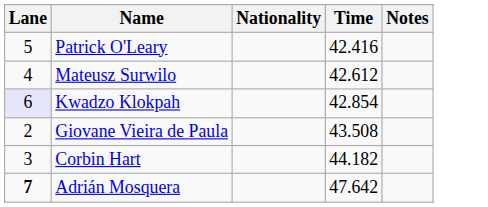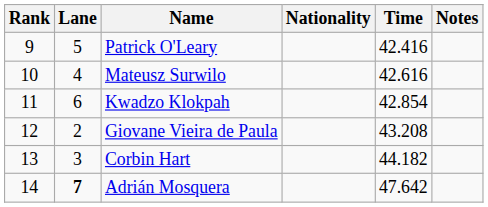+ column: (29, 18)
(354, 74) 42.612 -> (403, 74) 42.616
(28, 103) lavender background -> (78, 103) no background
(354, 131) 43.508 -> (403, 131) 43.208
